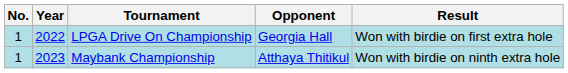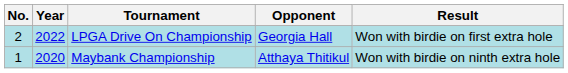(18, 36) 1 -> (18, 36) 2
(50, 58) 2023 -> (50, 58) 2020
